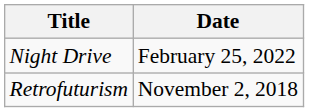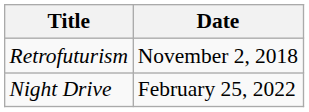rows swapped: (69, 89) <-> (61, 55)
